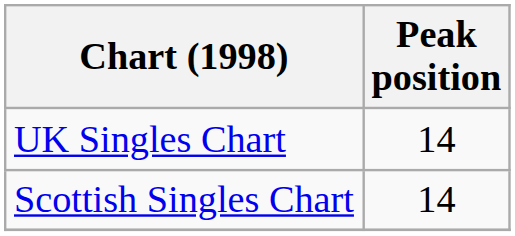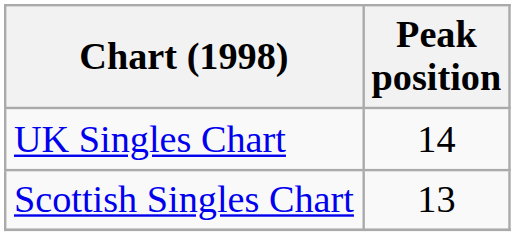(436, 199) 14 -> (436, 199) 13
